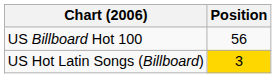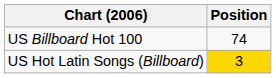(239, 38) 56 -> (239, 38) 74
